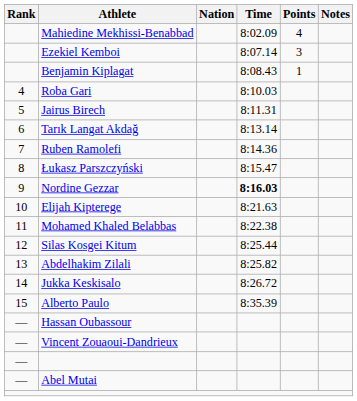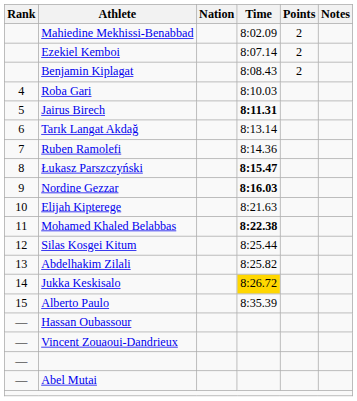(299, 33) 4 -> (299, 33) 2
(299, 52) 3 -> (299, 52) 2
(299, 71) 1 -> (299, 71) 2
(259, 110) normal -> (259, 110) bold
(259, 168) normal -> (259, 168) bold
(259, 226) normal -> (259, 226) bold
(259, 284) no background -> (259, 284) gold background
